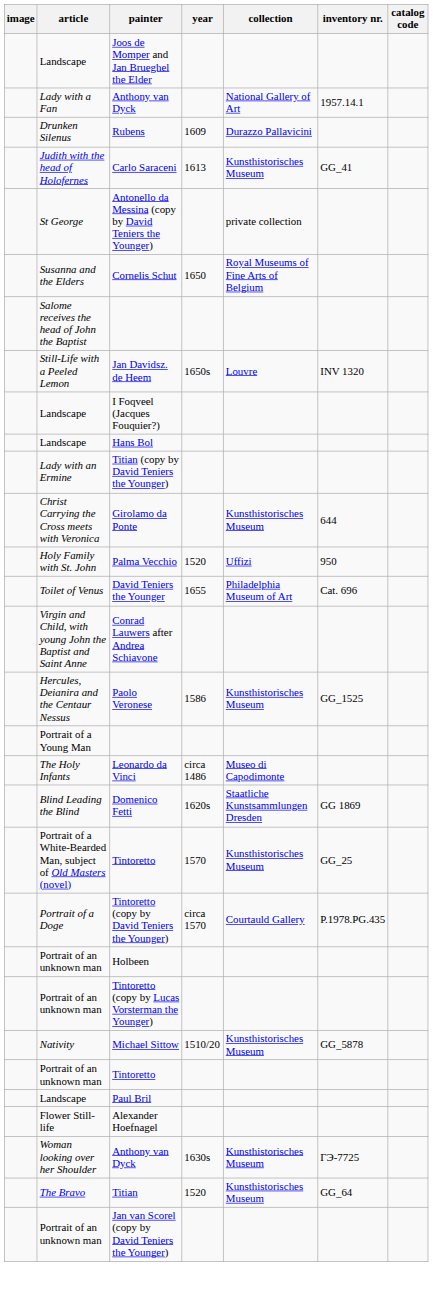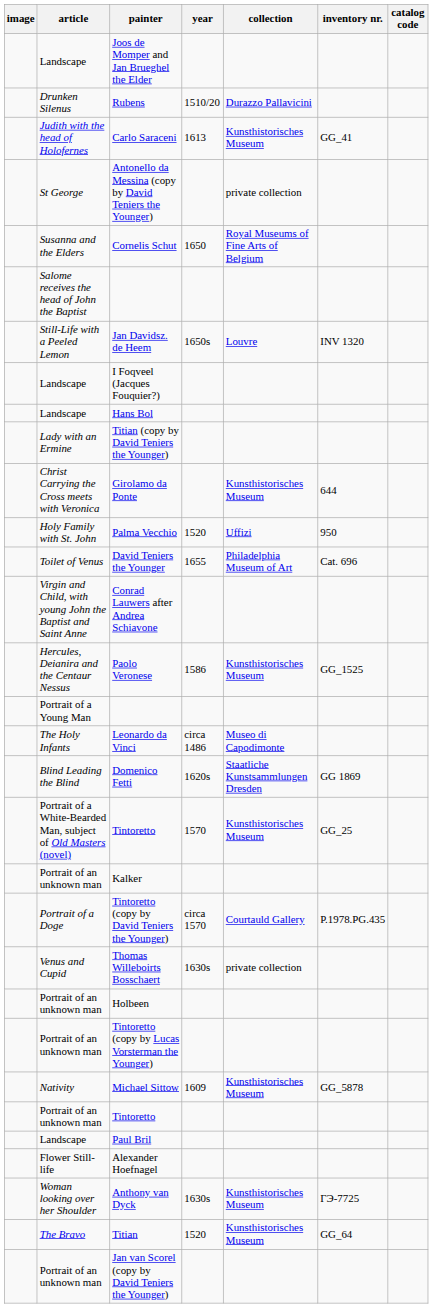- row: (65, 102)
(195, 132) 1609 -> (202, 102) 1510/20
+ row: (71, 878)
+ row: (62, 968)
(202, 1045) 1510/20 -> (195, 1087) 1609
